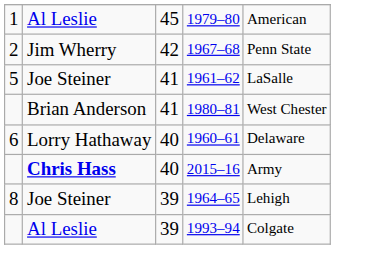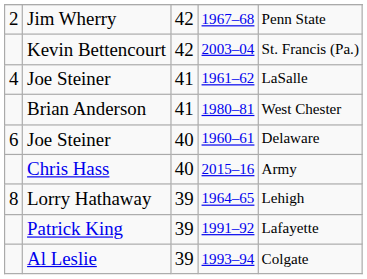- row: (213, 19)
+ row: (228, 49)
(14, 79) 5 -> (14, 79) 4
(89, 139) Lorry Hathaway -> (69, 139) Joe Steiner
(71, 169) bold -> (68, 169) normal
(69, 199) Joe Steiner -> (89, 199) Lorry Hathaway
+ row: (228, 229)
